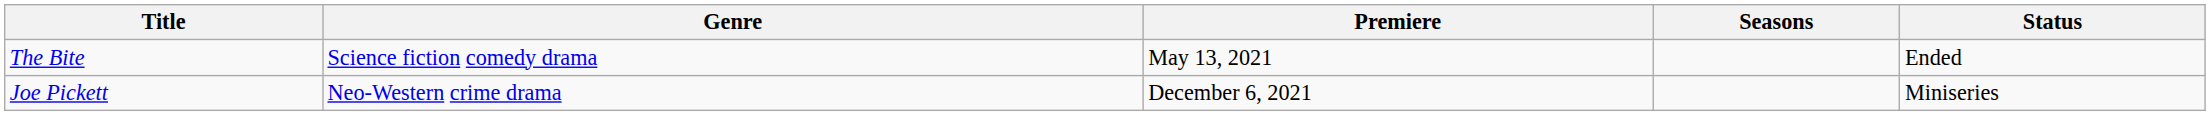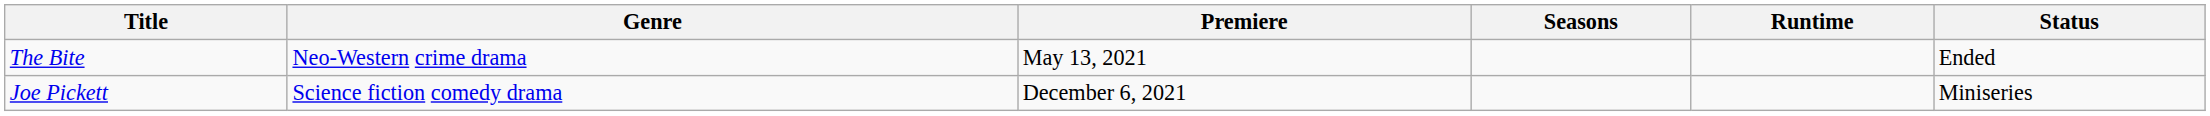+ column: (1812, 22)
(462, 57) Science fiction comedy drama -> (409, 57) Neo-Western crime drama
(445, 92) Neo-Western crime drama -> (427, 92) Science fiction comedy drama
